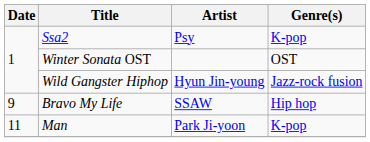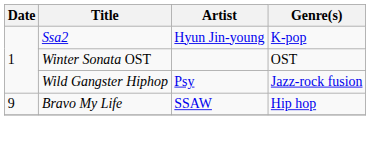(184, 37) Psy -> (219, 37) Hyun Jin-young
(219, 81) Hyun Jin-young -> (184, 81) Psy
- row: (55, 125)
